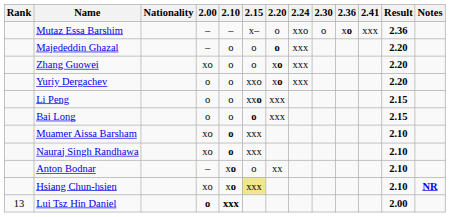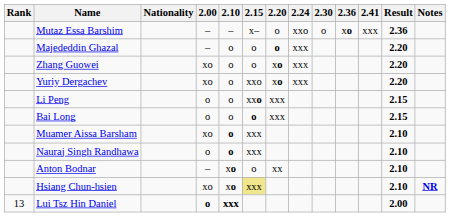(208, 82) o -> (208, 82) xo
(208, 151) xo -> (208, 151) o
